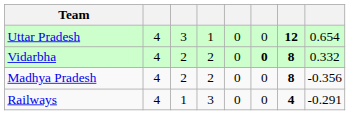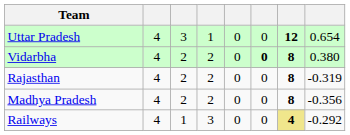(325, 57) 0.332 -> (325, 57) 0.380
+ row: (34, 78)
(291, 99) no background -> (291, 120) khaki background
(325, 99) -0.291 -> (325, 120) -0.292
